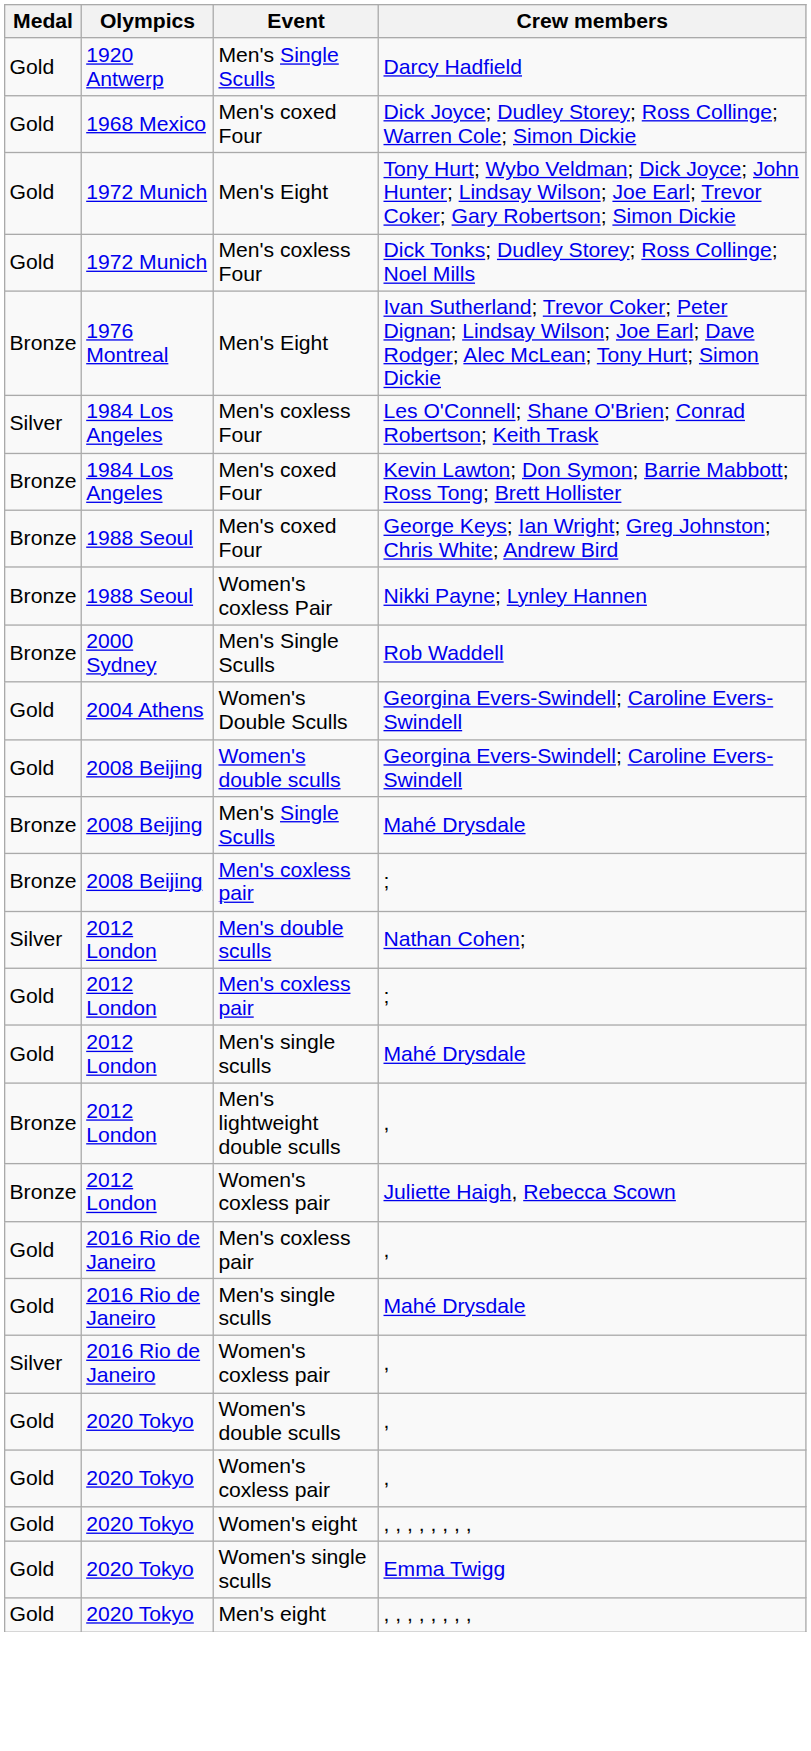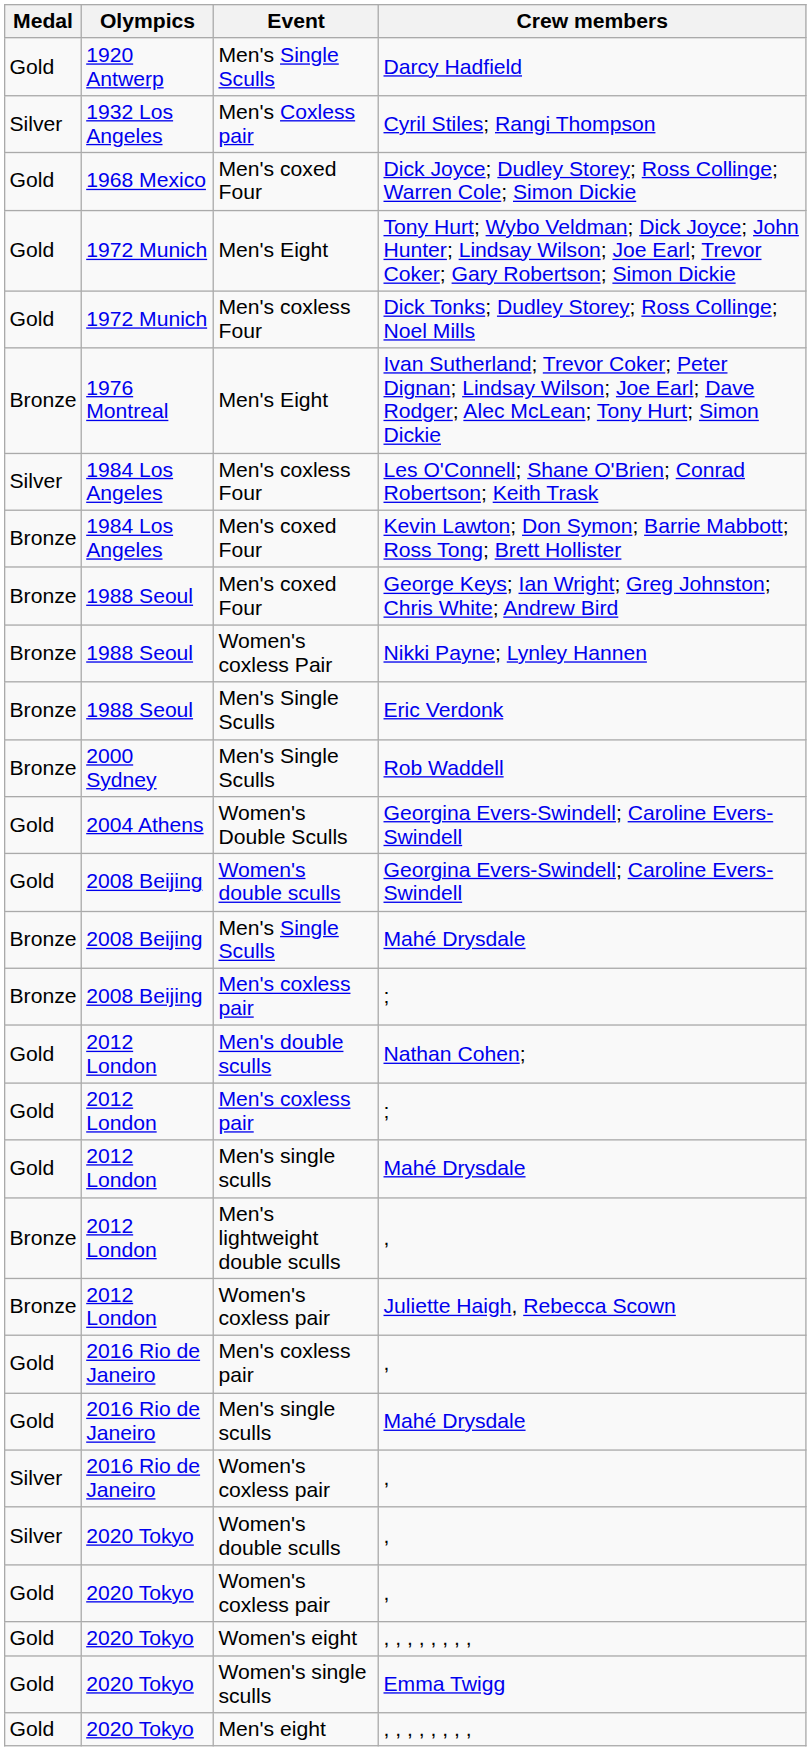+ row: (287, 123)
+ row: (279, 710)
(36, 939) Silver -> (32, 1053) Gold
(32, 1421) Gold -> (36, 1535) Silver
